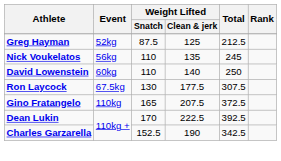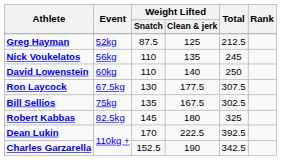+ row: (31, 103)
+ row: (41, 118)
- row: (44, 103)
